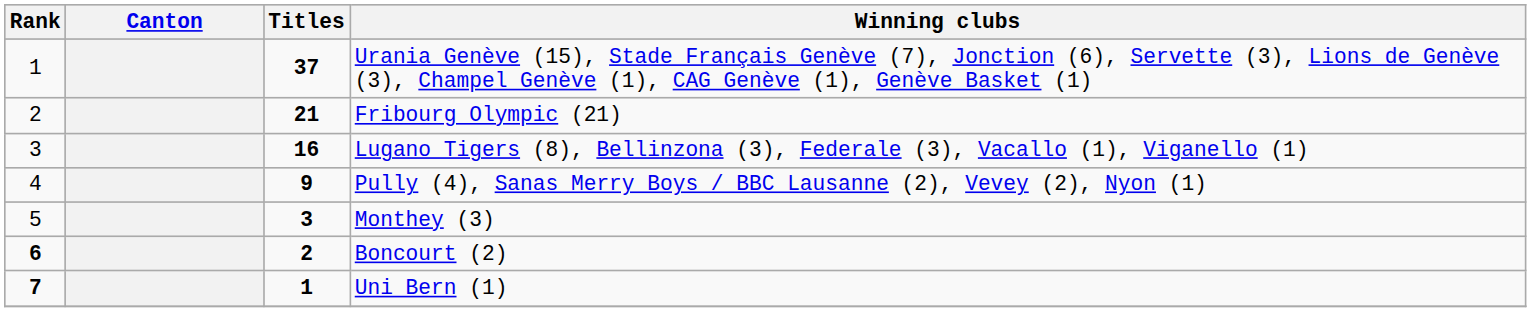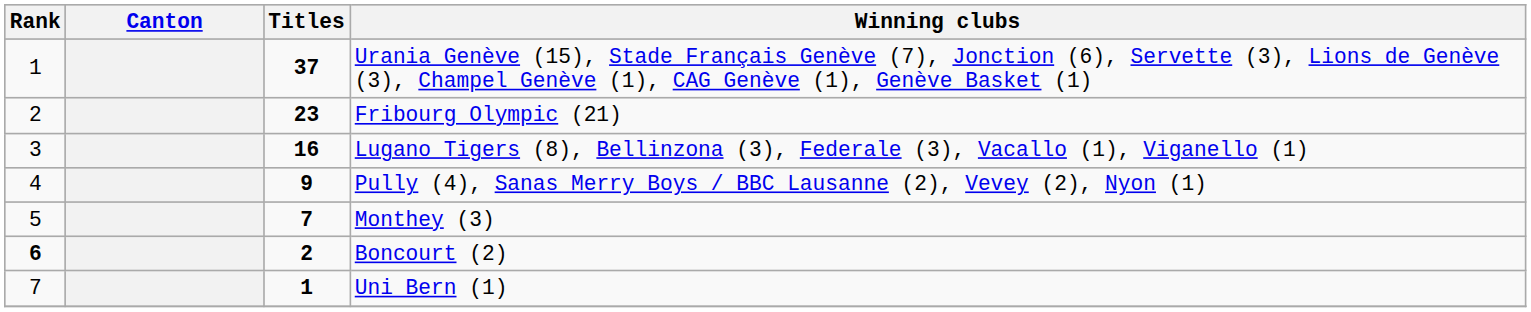(307, 116) 21 -> (307, 116) 23
(307, 219) 3 -> (307, 219) 7
(35, 288) bold -> (35, 288) normal
